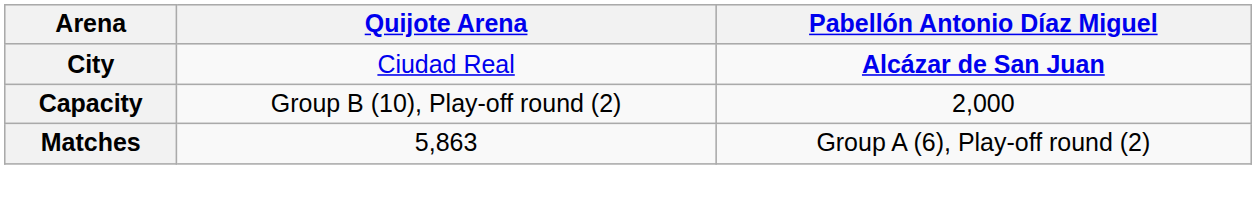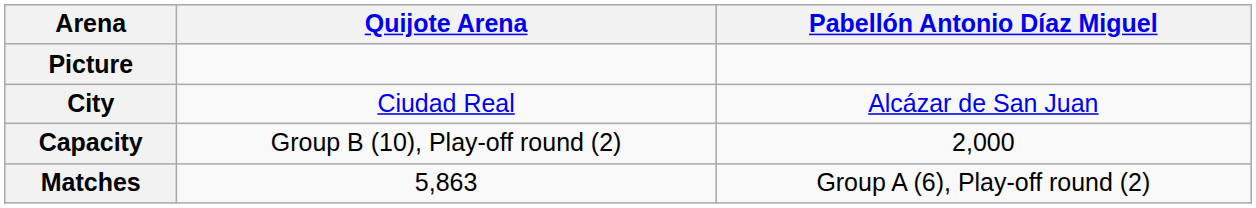+ row: (91, 63)
(983, 63) bold -> (983, 103) normal
